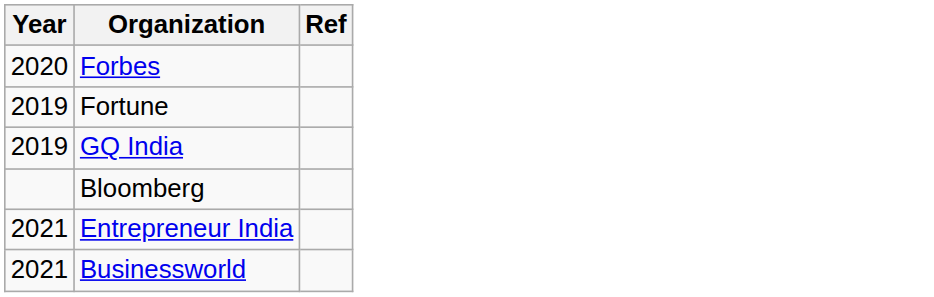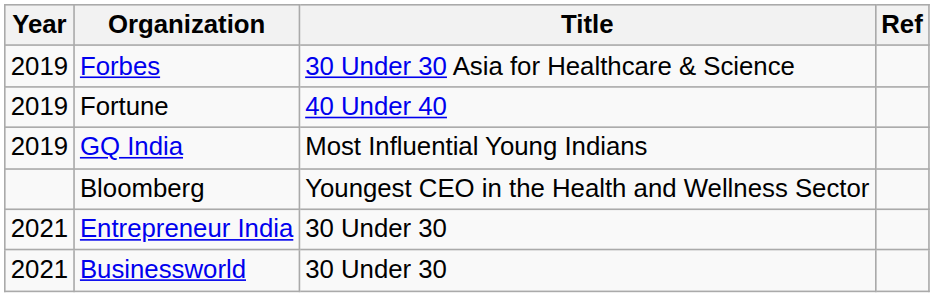+ column: (587, 24)
(39, 65) 2020 -> (39, 65) 2019
